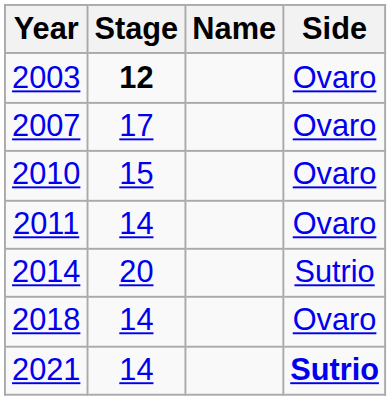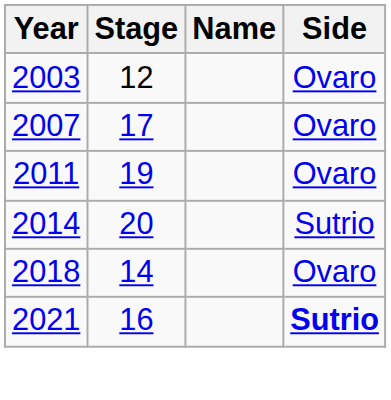(136, 77) bold -> (136, 77) normal
- row: (46, 175)
(136, 223) 14 -> (136, 175) 19
(136, 369) 14 -> (136, 321) 16
